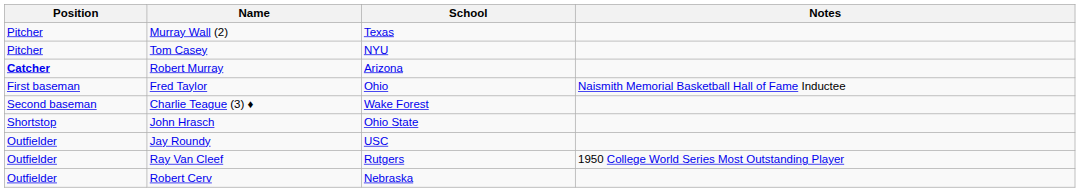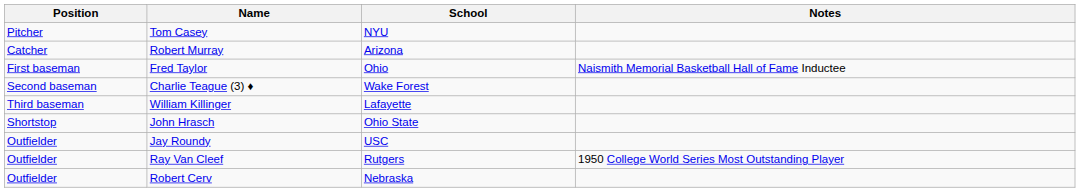- row: (189, 31)
(28, 68) bold -> (27, 50) normal
+ row: (190, 104)
